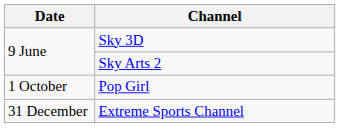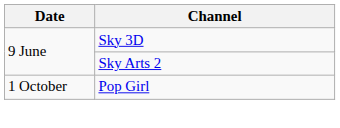- row: (171, 110)
